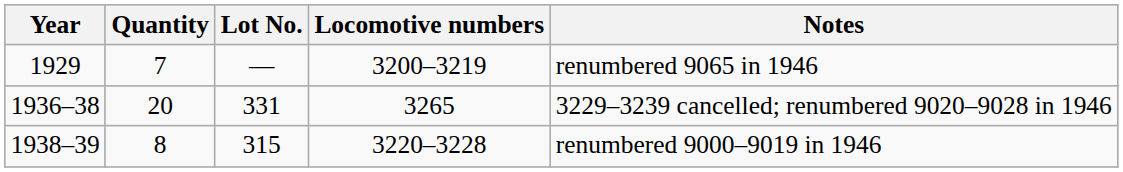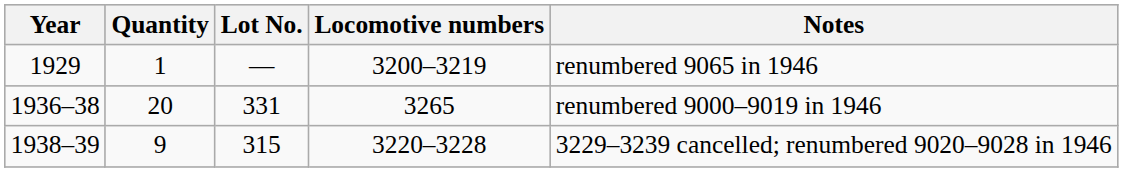(160, 65) 7 -> (160, 65) 1
(834, 105) 3229–3239 cancelled; renumbered 9020–9028 in 1946 -> (719, 105) renumbered 9000–9019 in 1946
(160, 145) 8 -> (160, 145) 9
(719, 145) renumbered 9000–9019 in 1946 -> (834, 145) 3229–3239 cancelled; renumbered 9020–9028 in 1946
